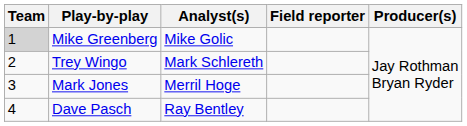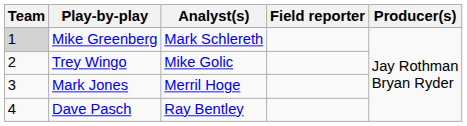(199, 39) Mike Golic -> (214, 39) Mark Schlereth
(214, 62) Mark Schlereth -> (199, 62) Mike Golic
